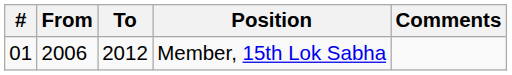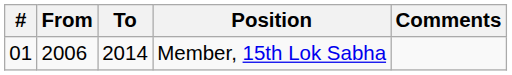(125, 53) 2012 -> (125, 53) 2014
